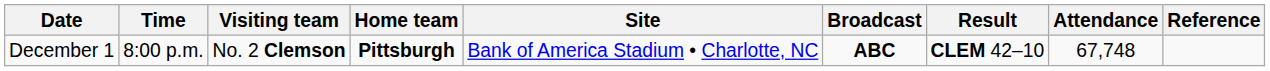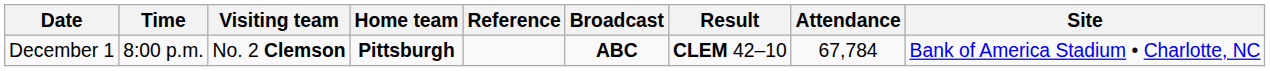columns swapped: (643, 20) <-> (1214, 20)
(1106, 51) 67,748 -> (848, 51) 67,784
